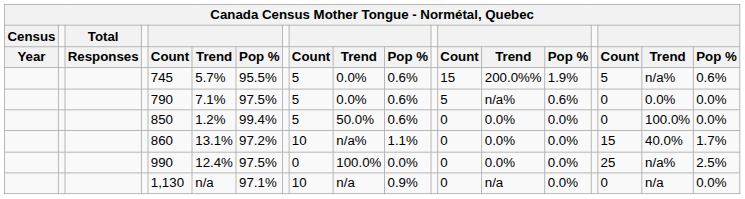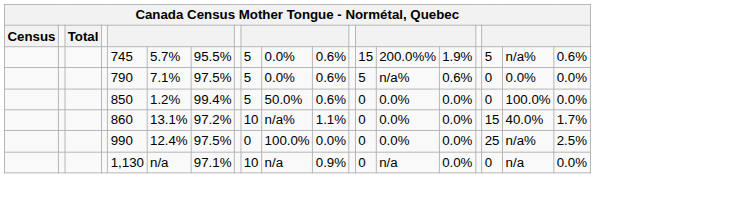- row: (31, 57)
